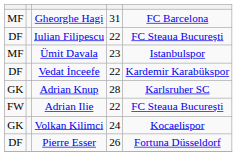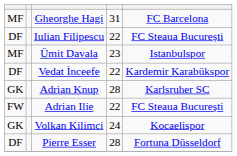(115, 142) 26 -> (115, 142) 28
